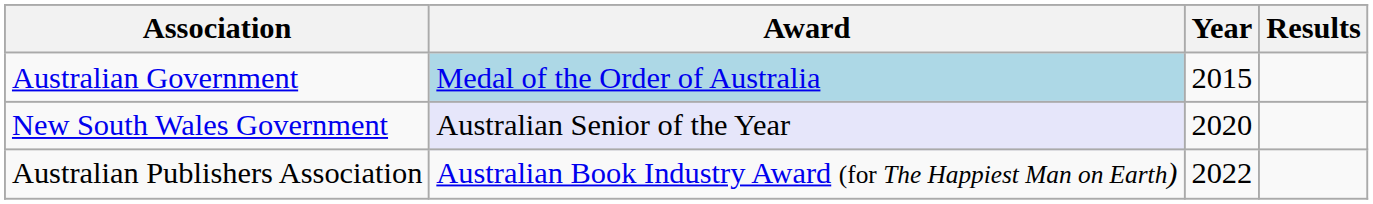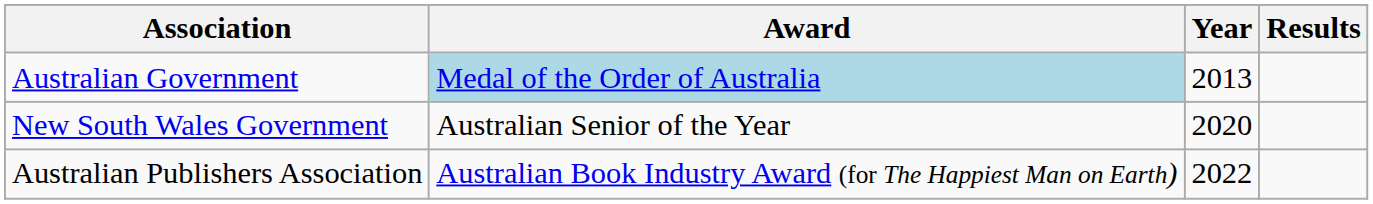(1222, 76) 2015 -> (1222, 76) 2013
(613, 125) lavender background -> (613, 125) no background
